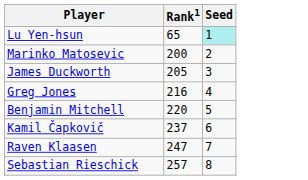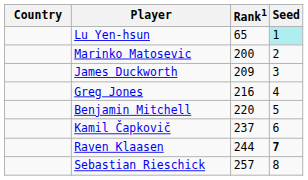+ column: (38, 15)
(177, 73) 205 -> (244, 73) 209
(177, 147) 247 -> (244, 147) 244
(209, 147) normal -> (276, 147) bold
